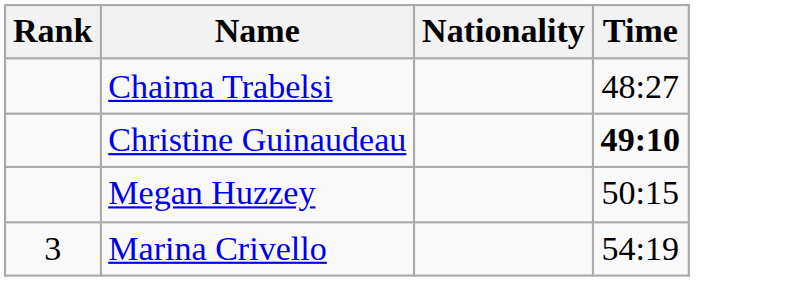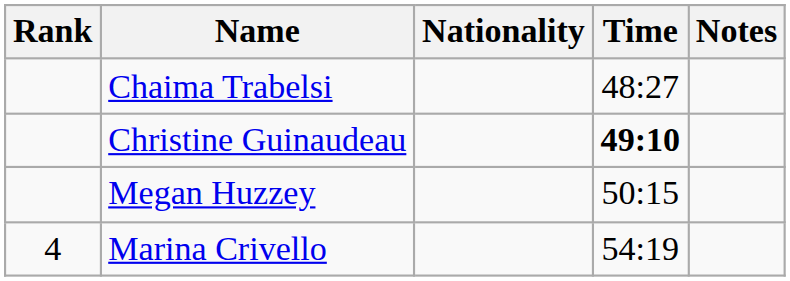+ column: (737, 31)
(53, 247) 3 -> (53, 247) 4
